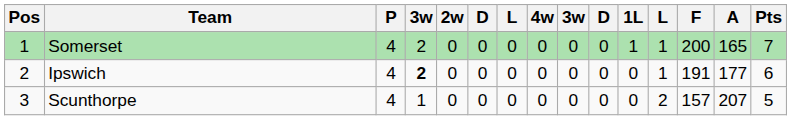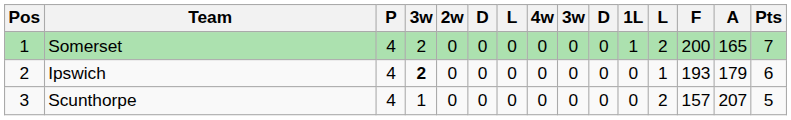(663, 45) 1 -> (663, 45) 2
(696, 73) 191 -> (696, 73) 193
(733, 73) 177 -> (733, 73) 179
